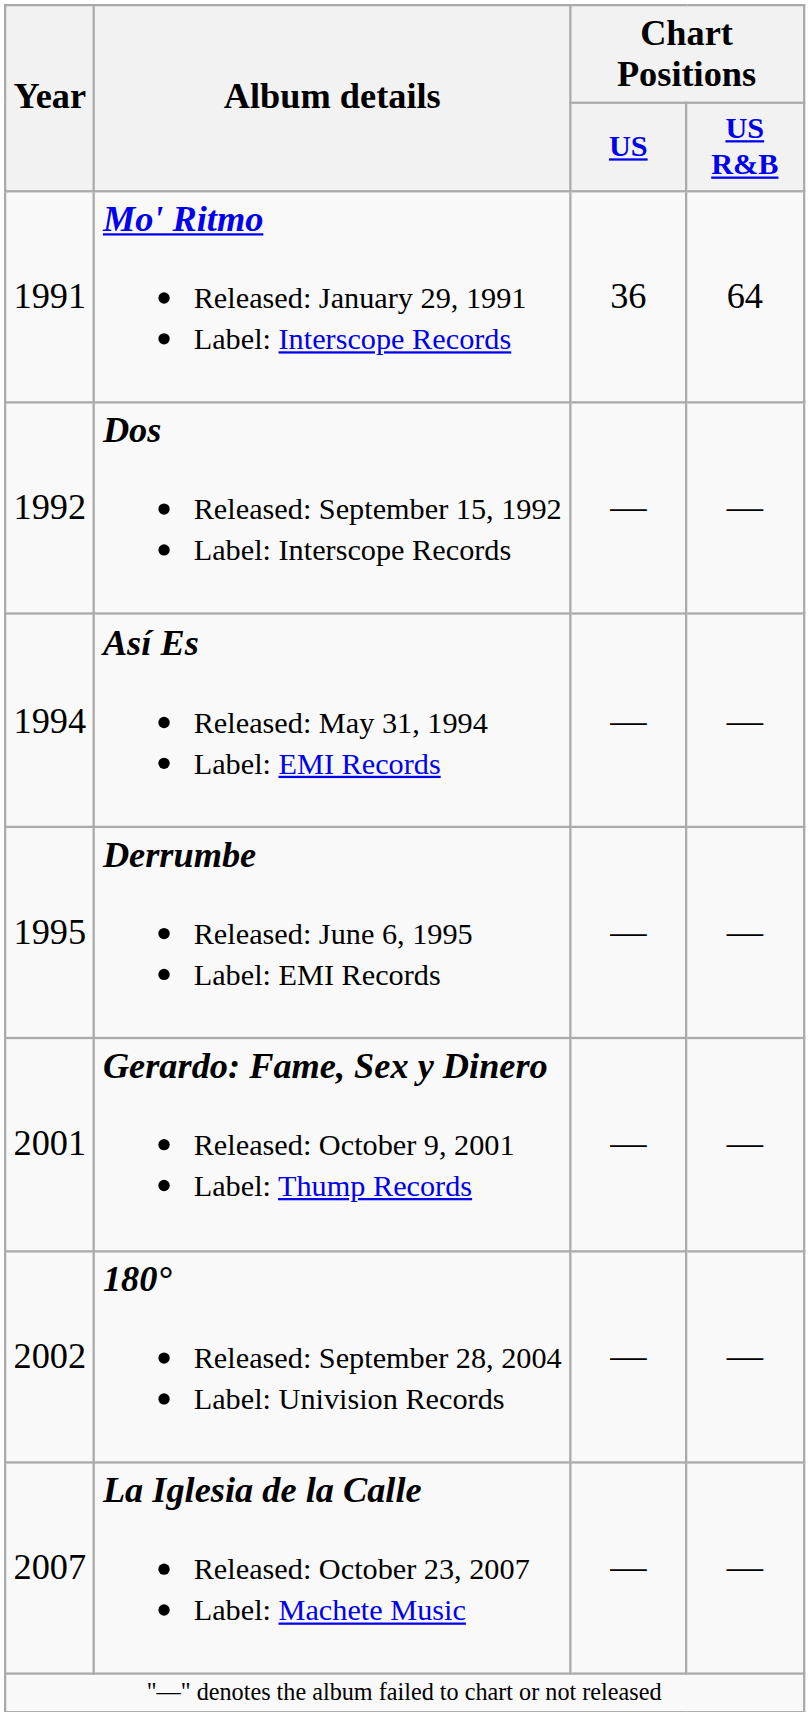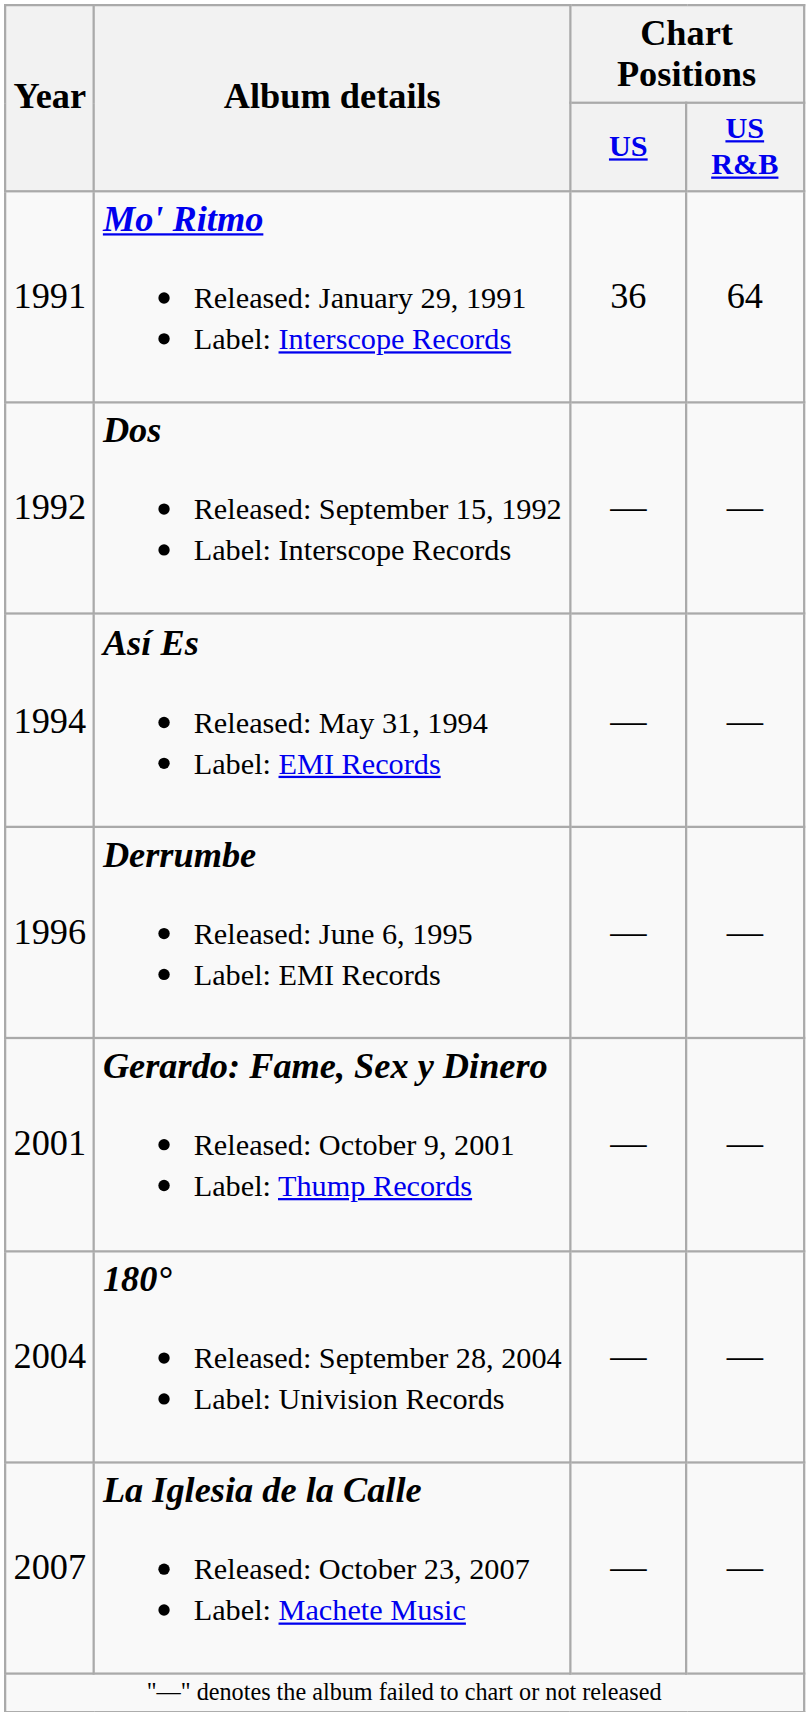(50, 931) 1995 -> (50, 931) 1996
(50, 1355) 2002 -> (50, 1355) 2004
